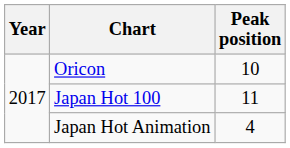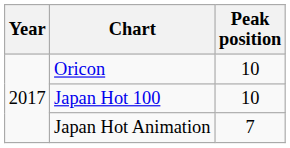(250, 98) 11 -> (250, 98) 10
(250, 127) 4 -> (250, 127) 7
